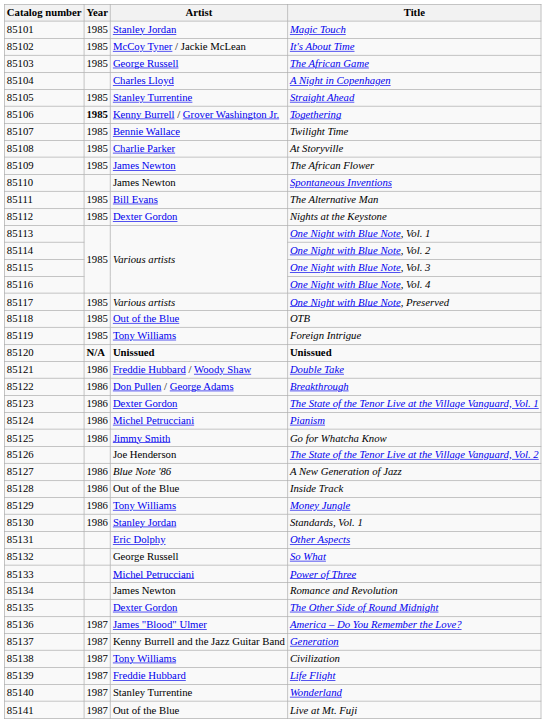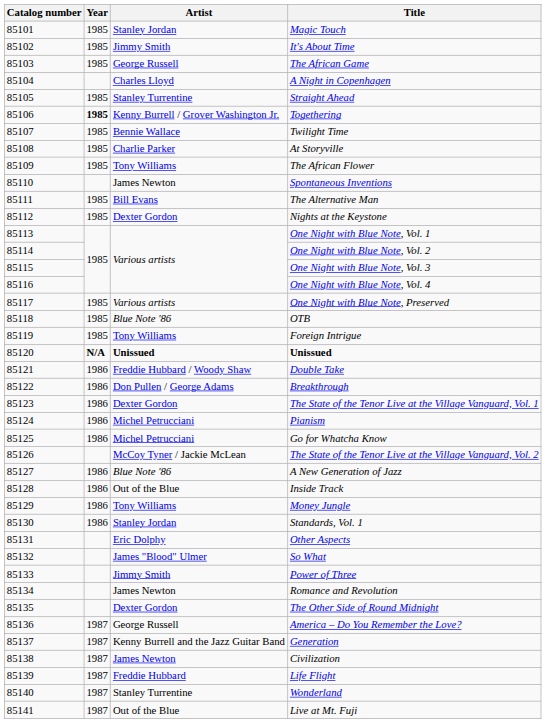(179, 47) McCoy Tyner / Jackie McLean -> (142, 47) Jimmy Smith
(144, 166) James Newton -> (144, 166) Tony Williams
(146, 319) Out of the Blue -> (142, 319) Blue Note '86
(142, 438) Jimmy Smith -> (154, 438) Michel Petrucciani
(145, 455) Joe Henderson -> (179, 455) McCoy Tyner / Jackie McLean
(146, 557) George Russell -> (160, 557) James "Blood" Ulmer
(154, 574) Michel Petrucciani -> (142, 574) Jimmy Smith
(160, 625) James "Blood" Ulmer -> (146, 625) George Russell
(144, 659) Tony Williams -> (144, 659) James Newton
